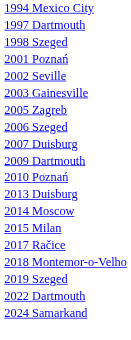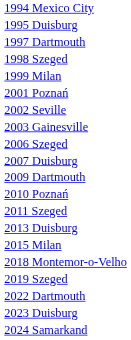+ row: (41, 25)
+ row: (33, 76)
- row: (36, 109)
+ row: (36, 211)
- row: (39, 211)
- row: (35, 245)
+ row: (41, 313)
